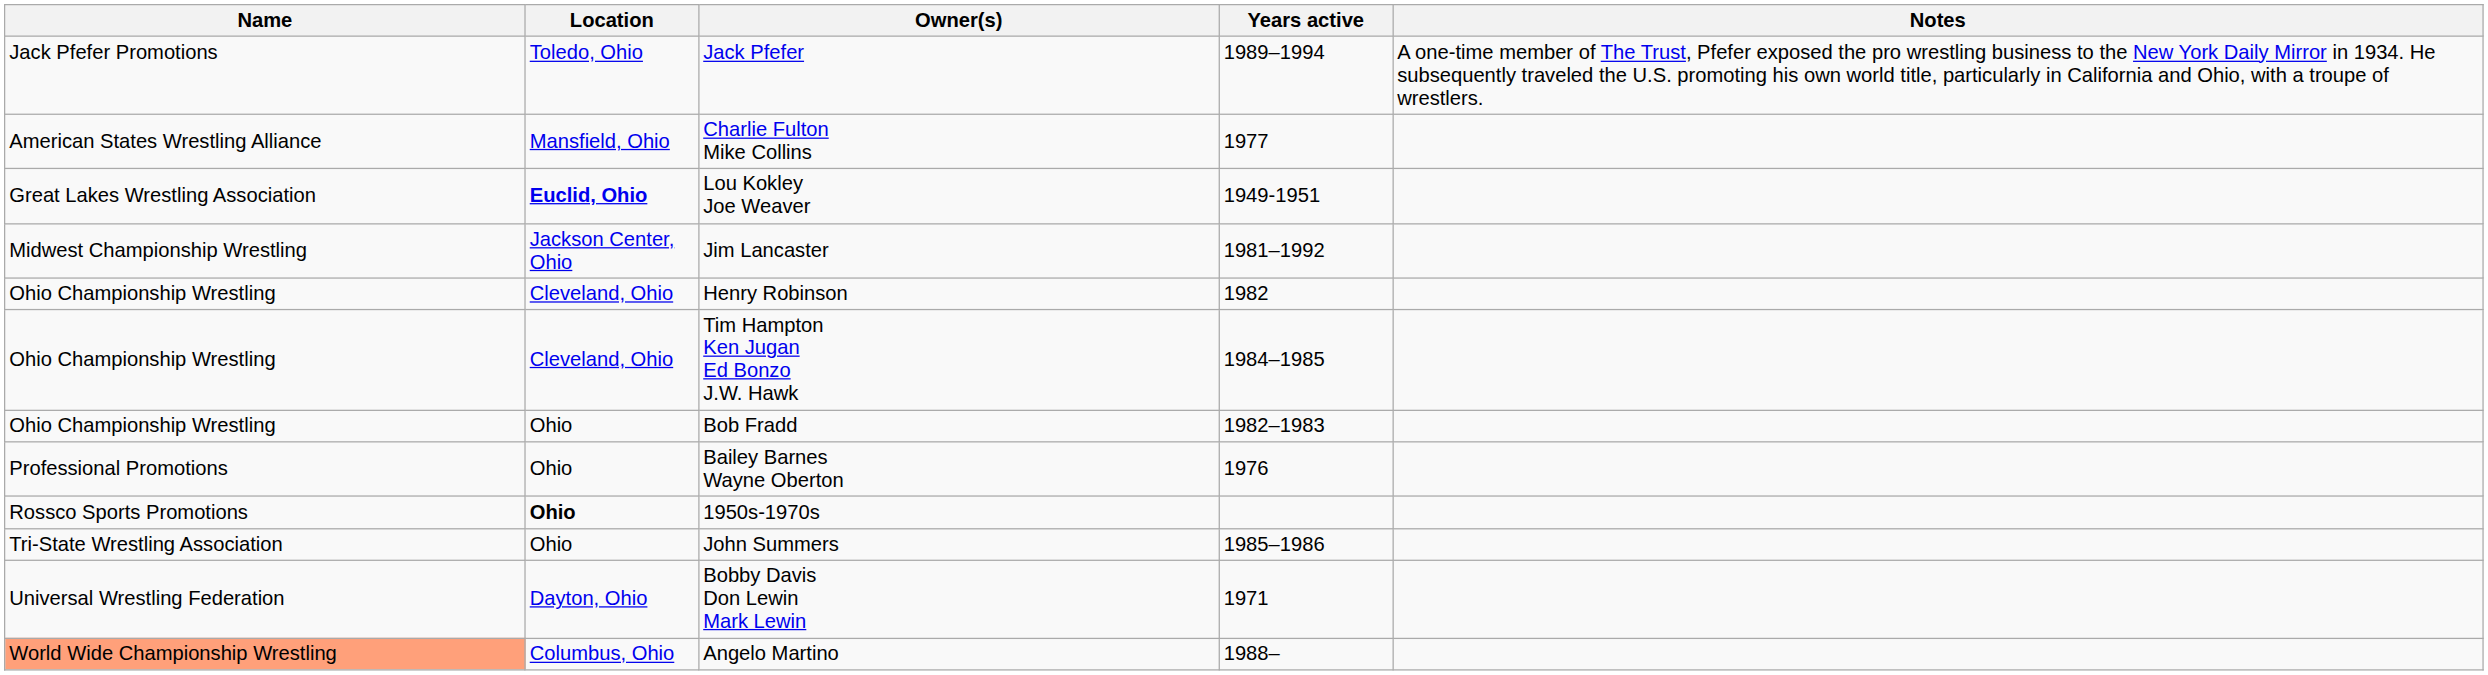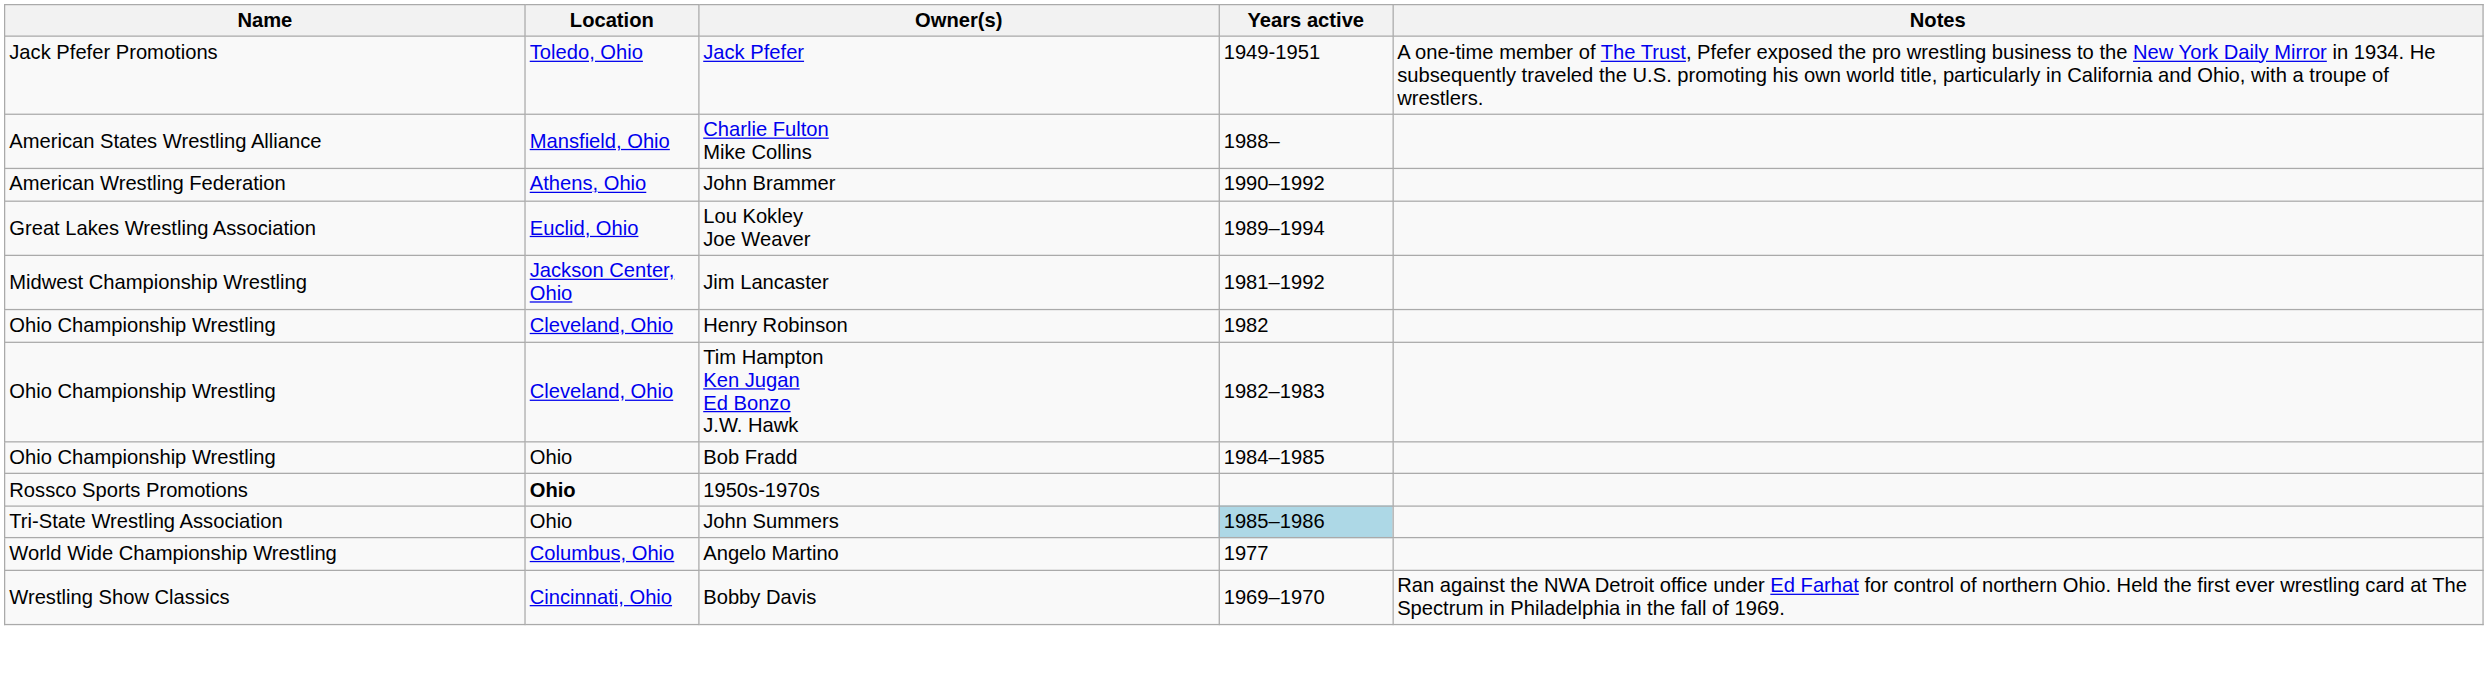(1274, 52) 1989–1994 -> (1272, 52) 1949-1951
(1246, 141) 1977 -> (1252, 141) 1988–
+ row: (769, 184)
(589, 195) bold -> (584, 227) normal
(1272, 195) 1949-1951 -> (1274, 227) 1989–1994
(1274, 359) 1984–1985 -> (1274, 391) 1982–1983
(1274, 425) 1982–1983 -> (1274, 457) 1984–1985
- row: (773, 469)
(1274, 544) no background -> (1274, 521) lightblue background
- row: (760, 598)
(173, 653) lightsalmon background -> (173, 553) no background
(1252, 653) 1988– -> (1246, 553) 1977
+ row: (760, 596)
